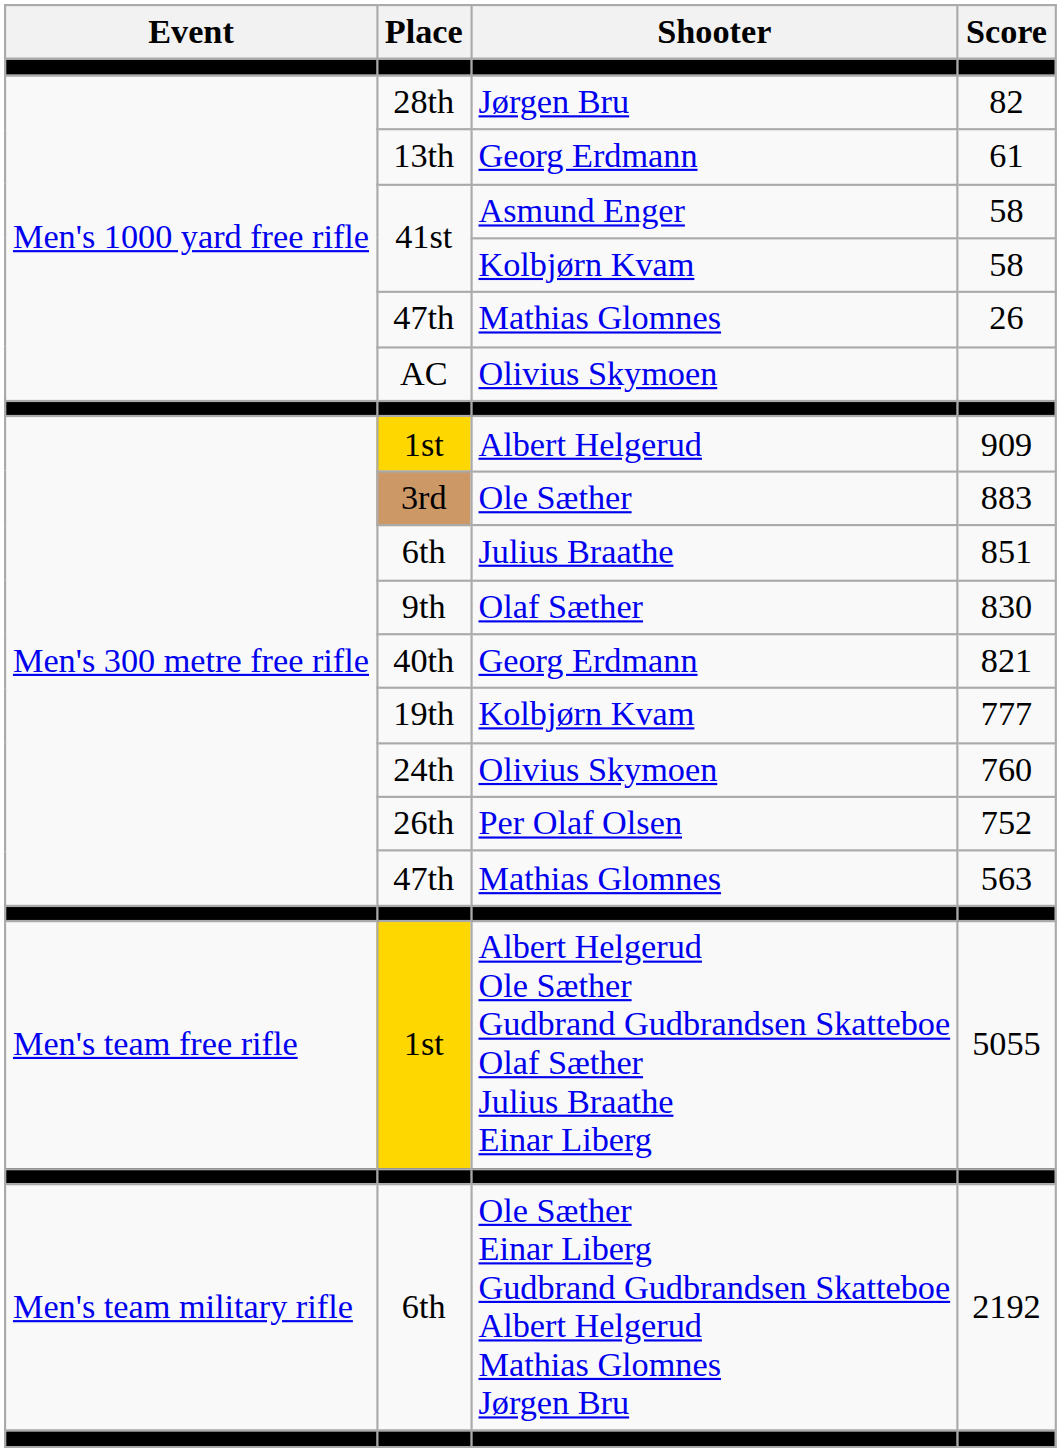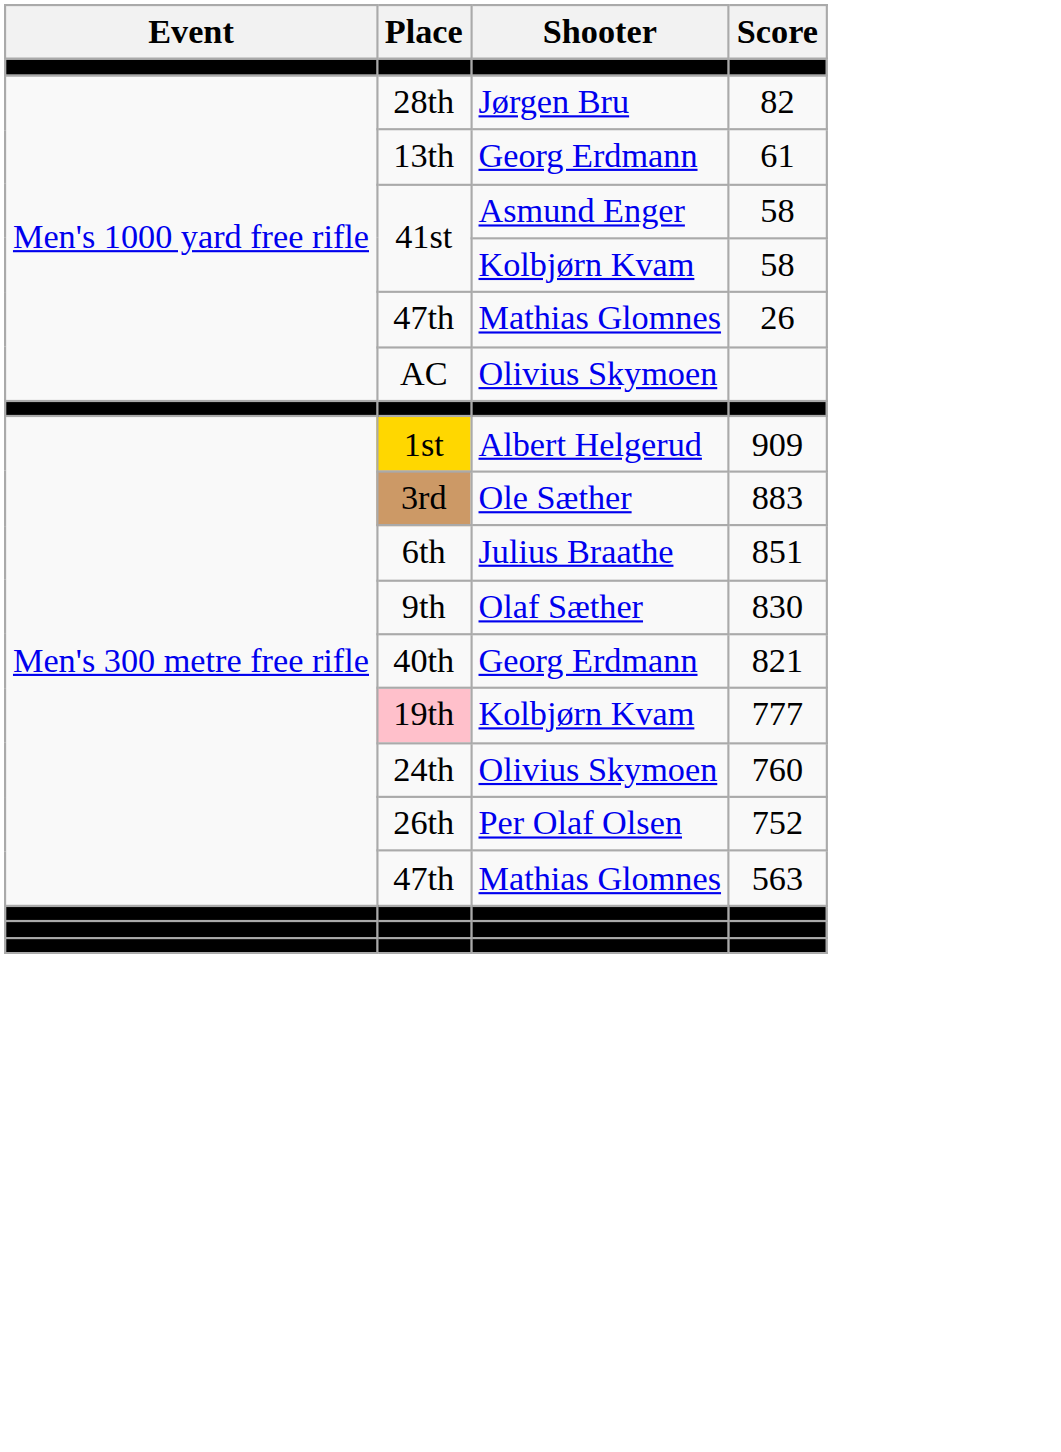(424, 714) no background -> (424, 714) pink background
- row: (714, 1044)
- row: (714, 1306)
